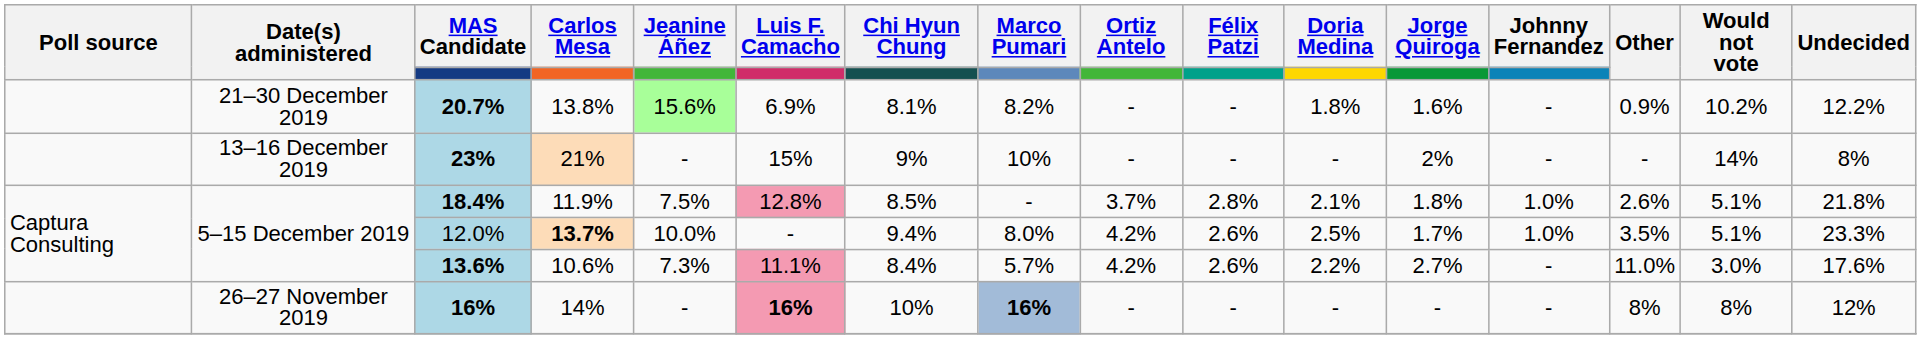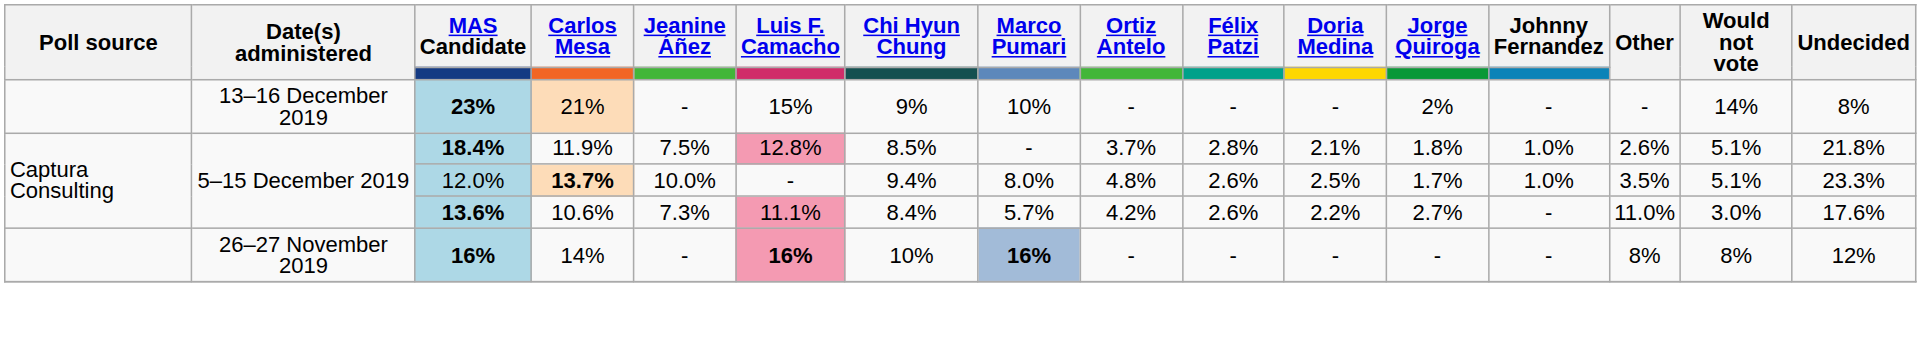- row: (473, 106)
(1131, 234) 4.2% -> (1131, 181) 4.8%
